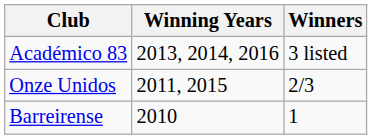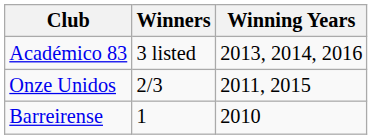columns swapped: (325, 20) <-> (208, 20)
